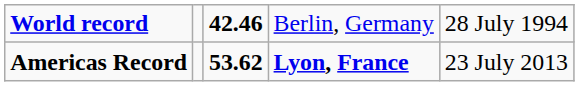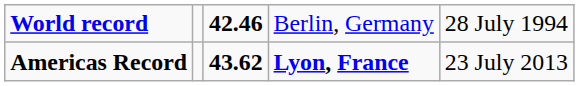(236, 61) 53.62 -> (236, 61) 43.62
